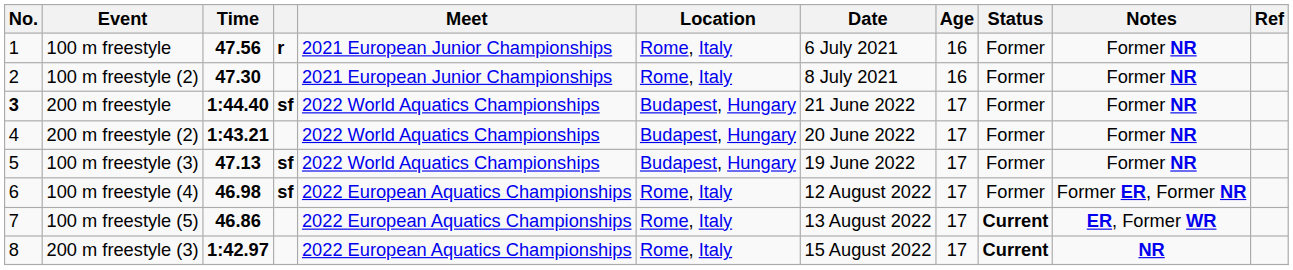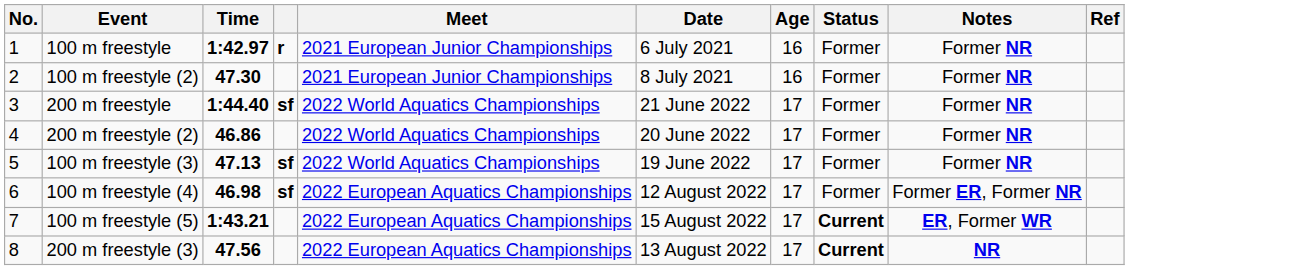- column: (718, 18)
(238, 47) 47.56 -> (238, 47) 1:42.97
(14, 105) bold -> (14, 105) normal
(238, 134) 1:43.21 -> (238, 134) 46.86
(238, 221) 46.86 -> (238, 221) 1:43.21
(868, 221) 13 August 2022 -> (703, 221) 15 August 2022
(238, 250) 1:42.97 -> (238, 250) 47.56
(868, 250) 15 August 2022 -> (703, 250) 13 August 2022
